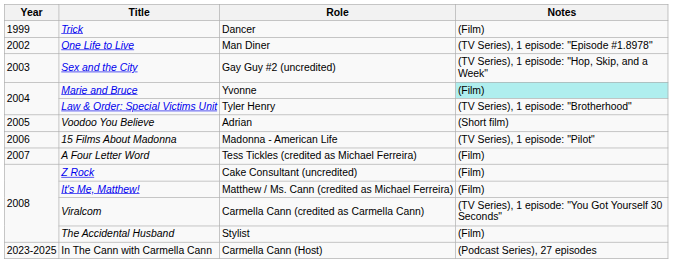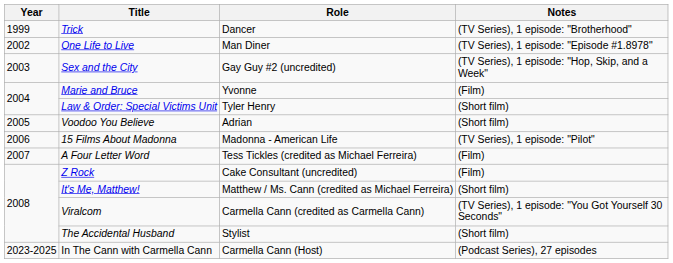(471, 29) (Film) -> (545, 29) (TV Series), 1 episode: "Brotherhood"
(471, 90) paleturquoise background -> (471, 90) no background
(545, 106) (TV Series), 1 episode: "Brotherhood" -> (483, 106) (Short film)
(471, 189) (Film) -> (483, 189) (Short film)
(471, 234) (Film) -> (483, 234) (Short film)
